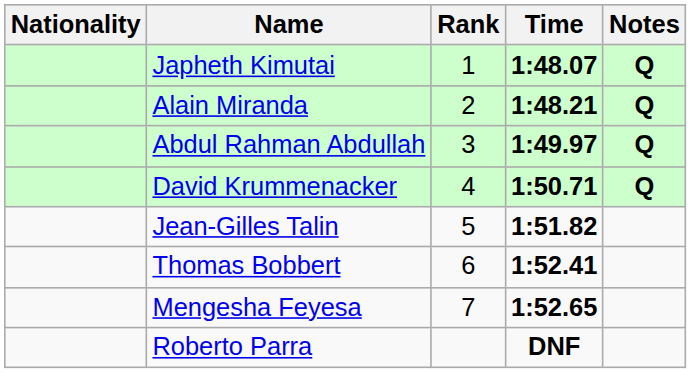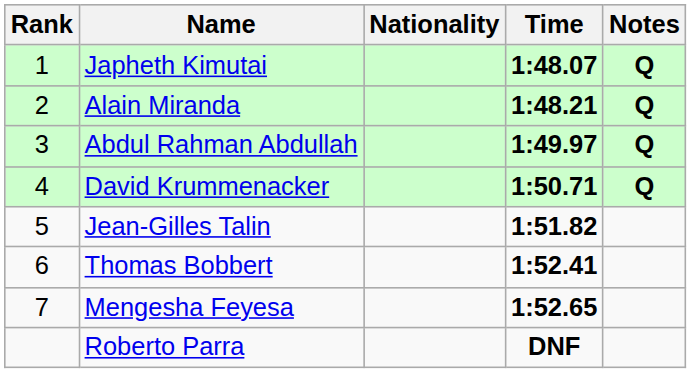columns swapped: (468, 24) <-> (76, 24)
